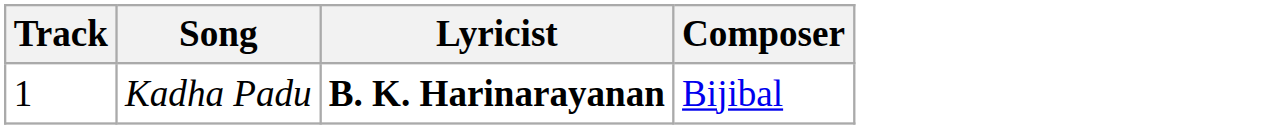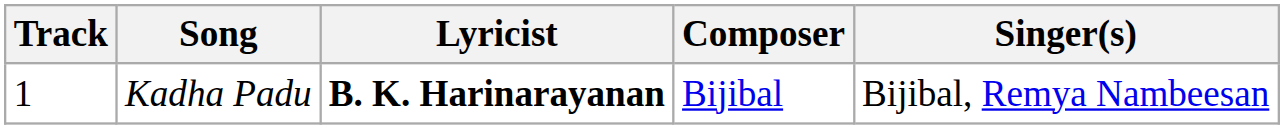+ column: (1066, 33)
